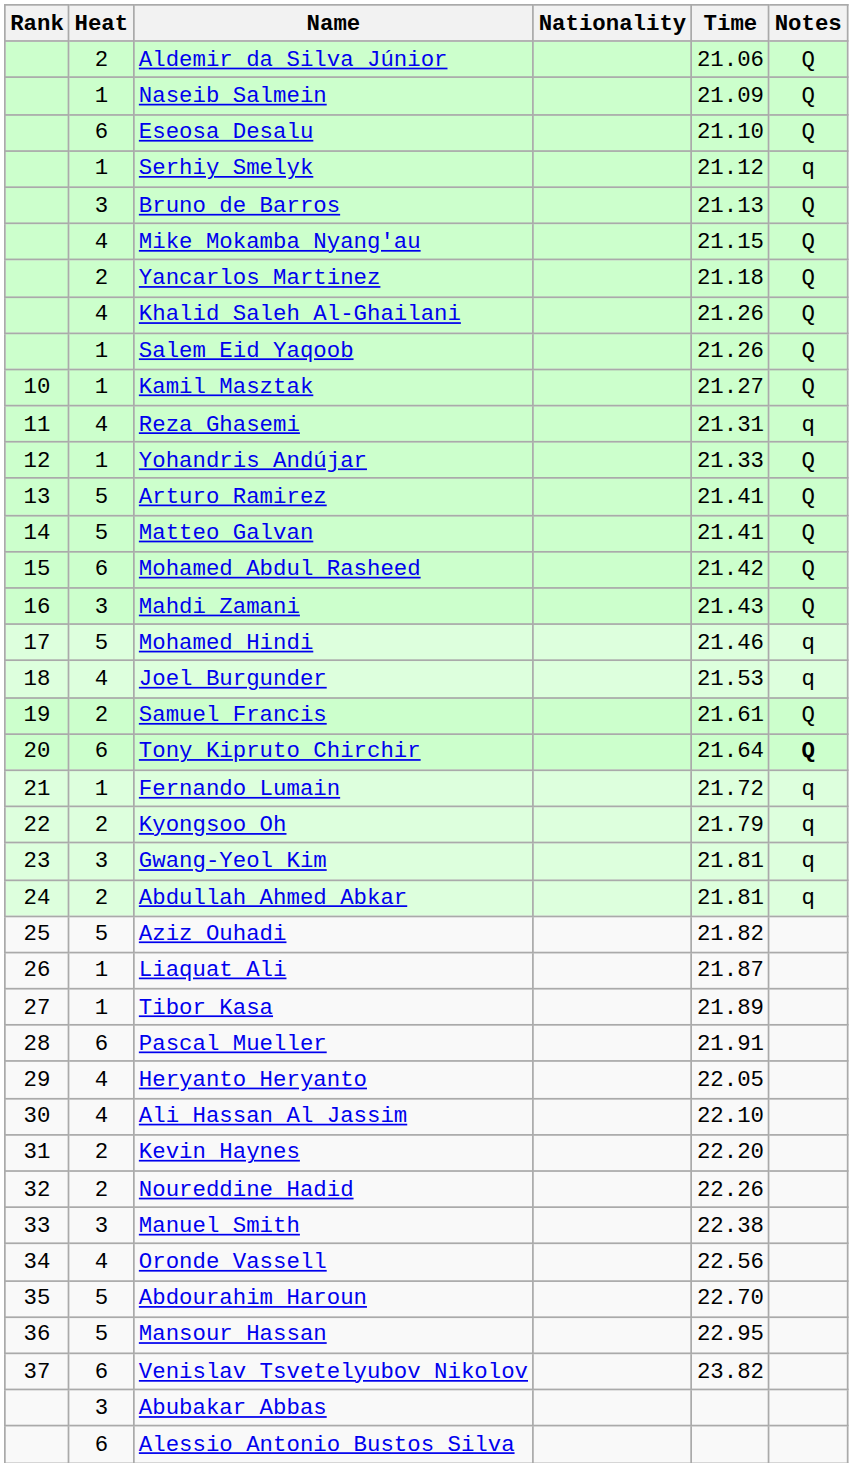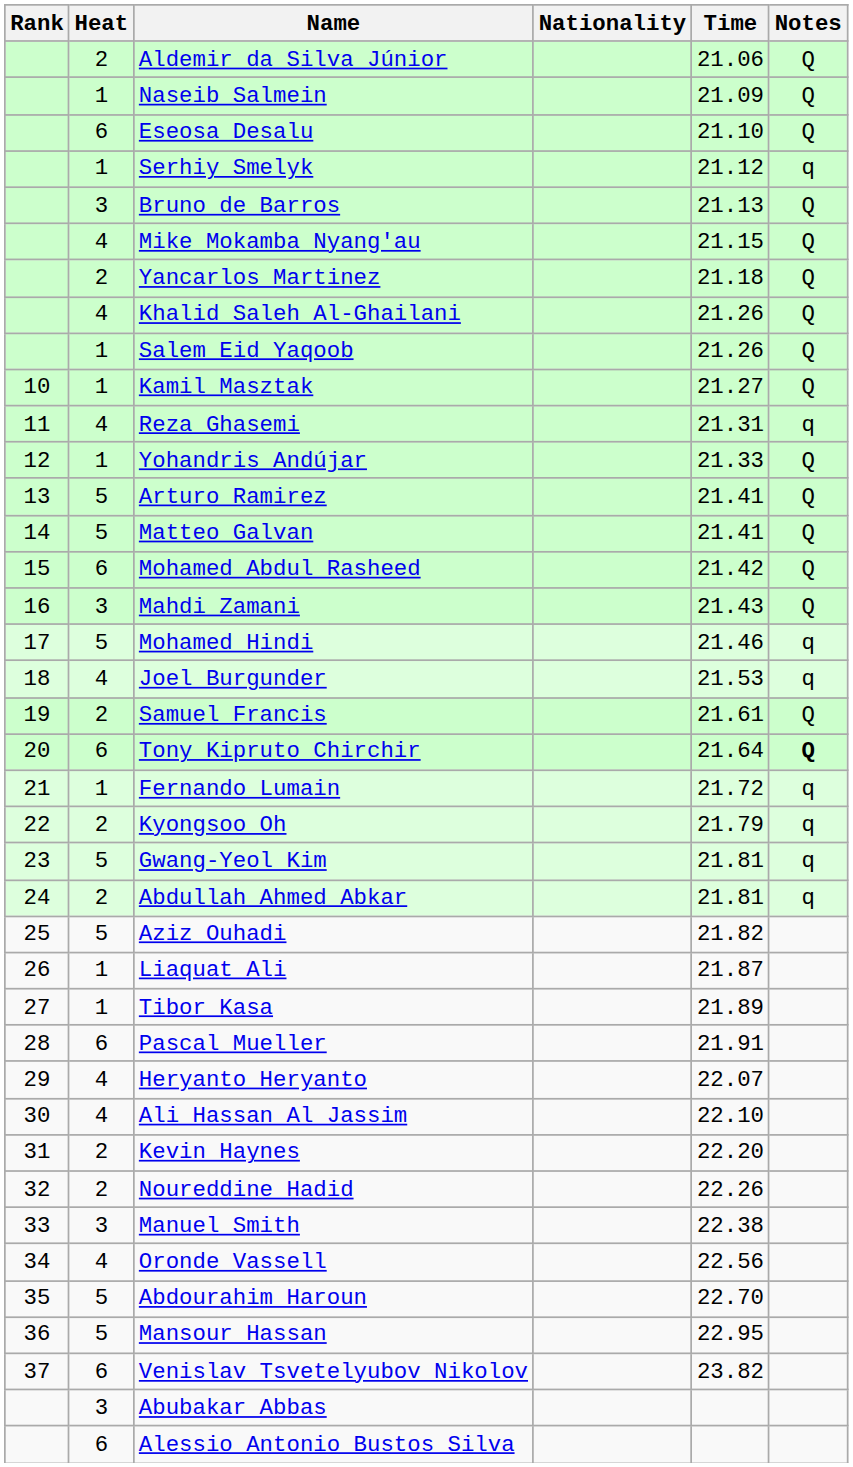(101, 861) 3 -> (101, 861) 5
(730, 1080) 22.05 -> (730, 1080) 22.07
